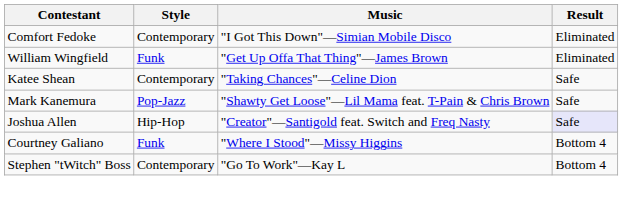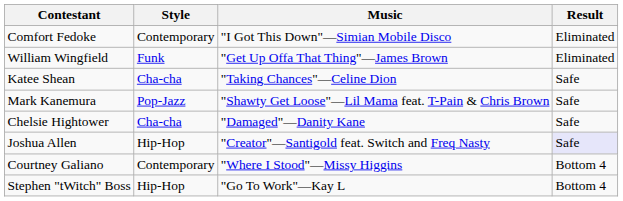(176, 79) Contemporary -> (159, 79) Cha-cha
+ row: (58, 121)
(151, 143) Funk -> (176, 164) Contemporary
(176, 164) Contemporary -> (161, 185) Hip-Hop
